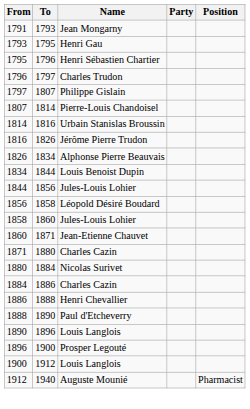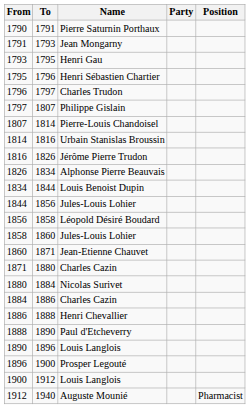+ row: (17, 28)
